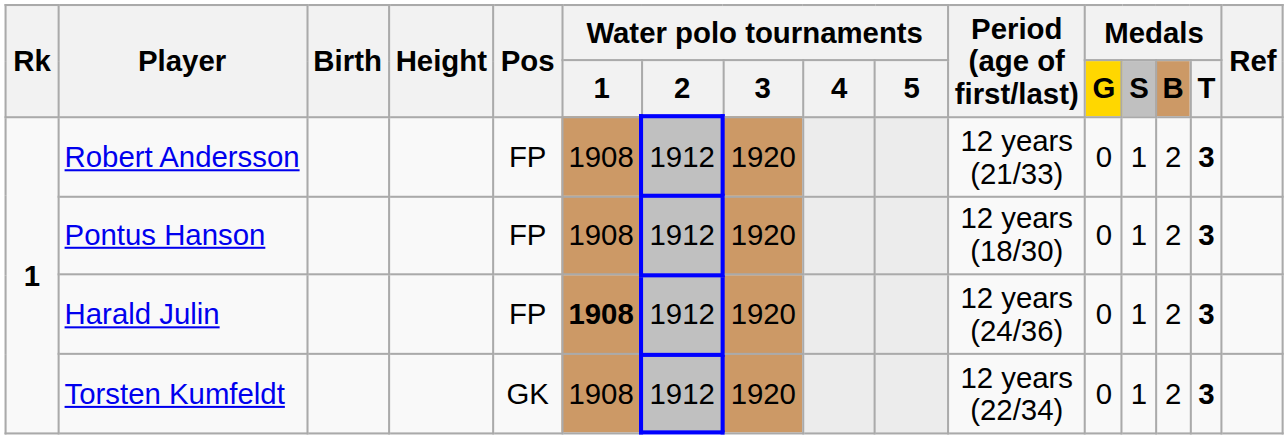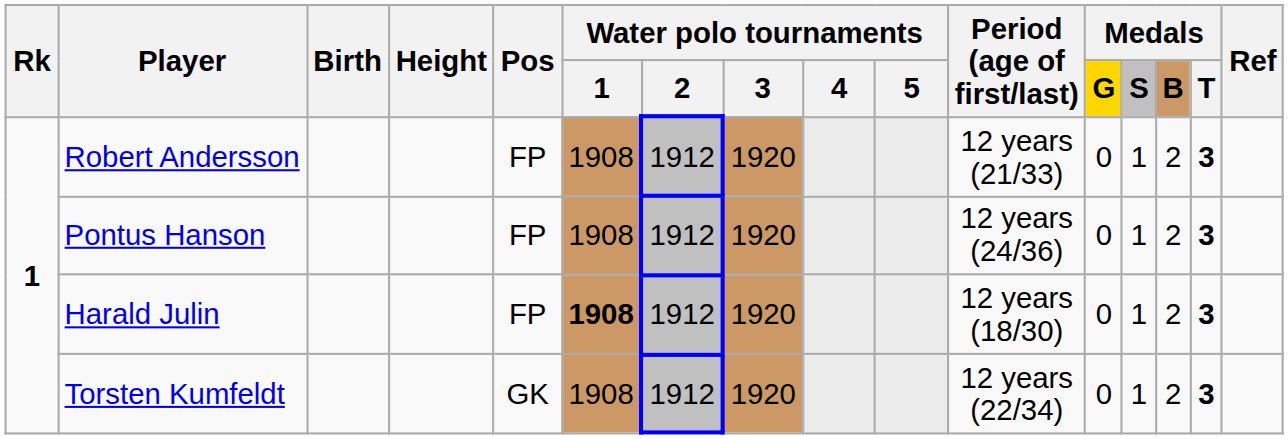(1017, 236) 12 years (18/30) -> (1017, 236) 12 years (24/36)
(1017, 315) 12 years (24/36) -> (1017, 315) 12 years (18/30)
